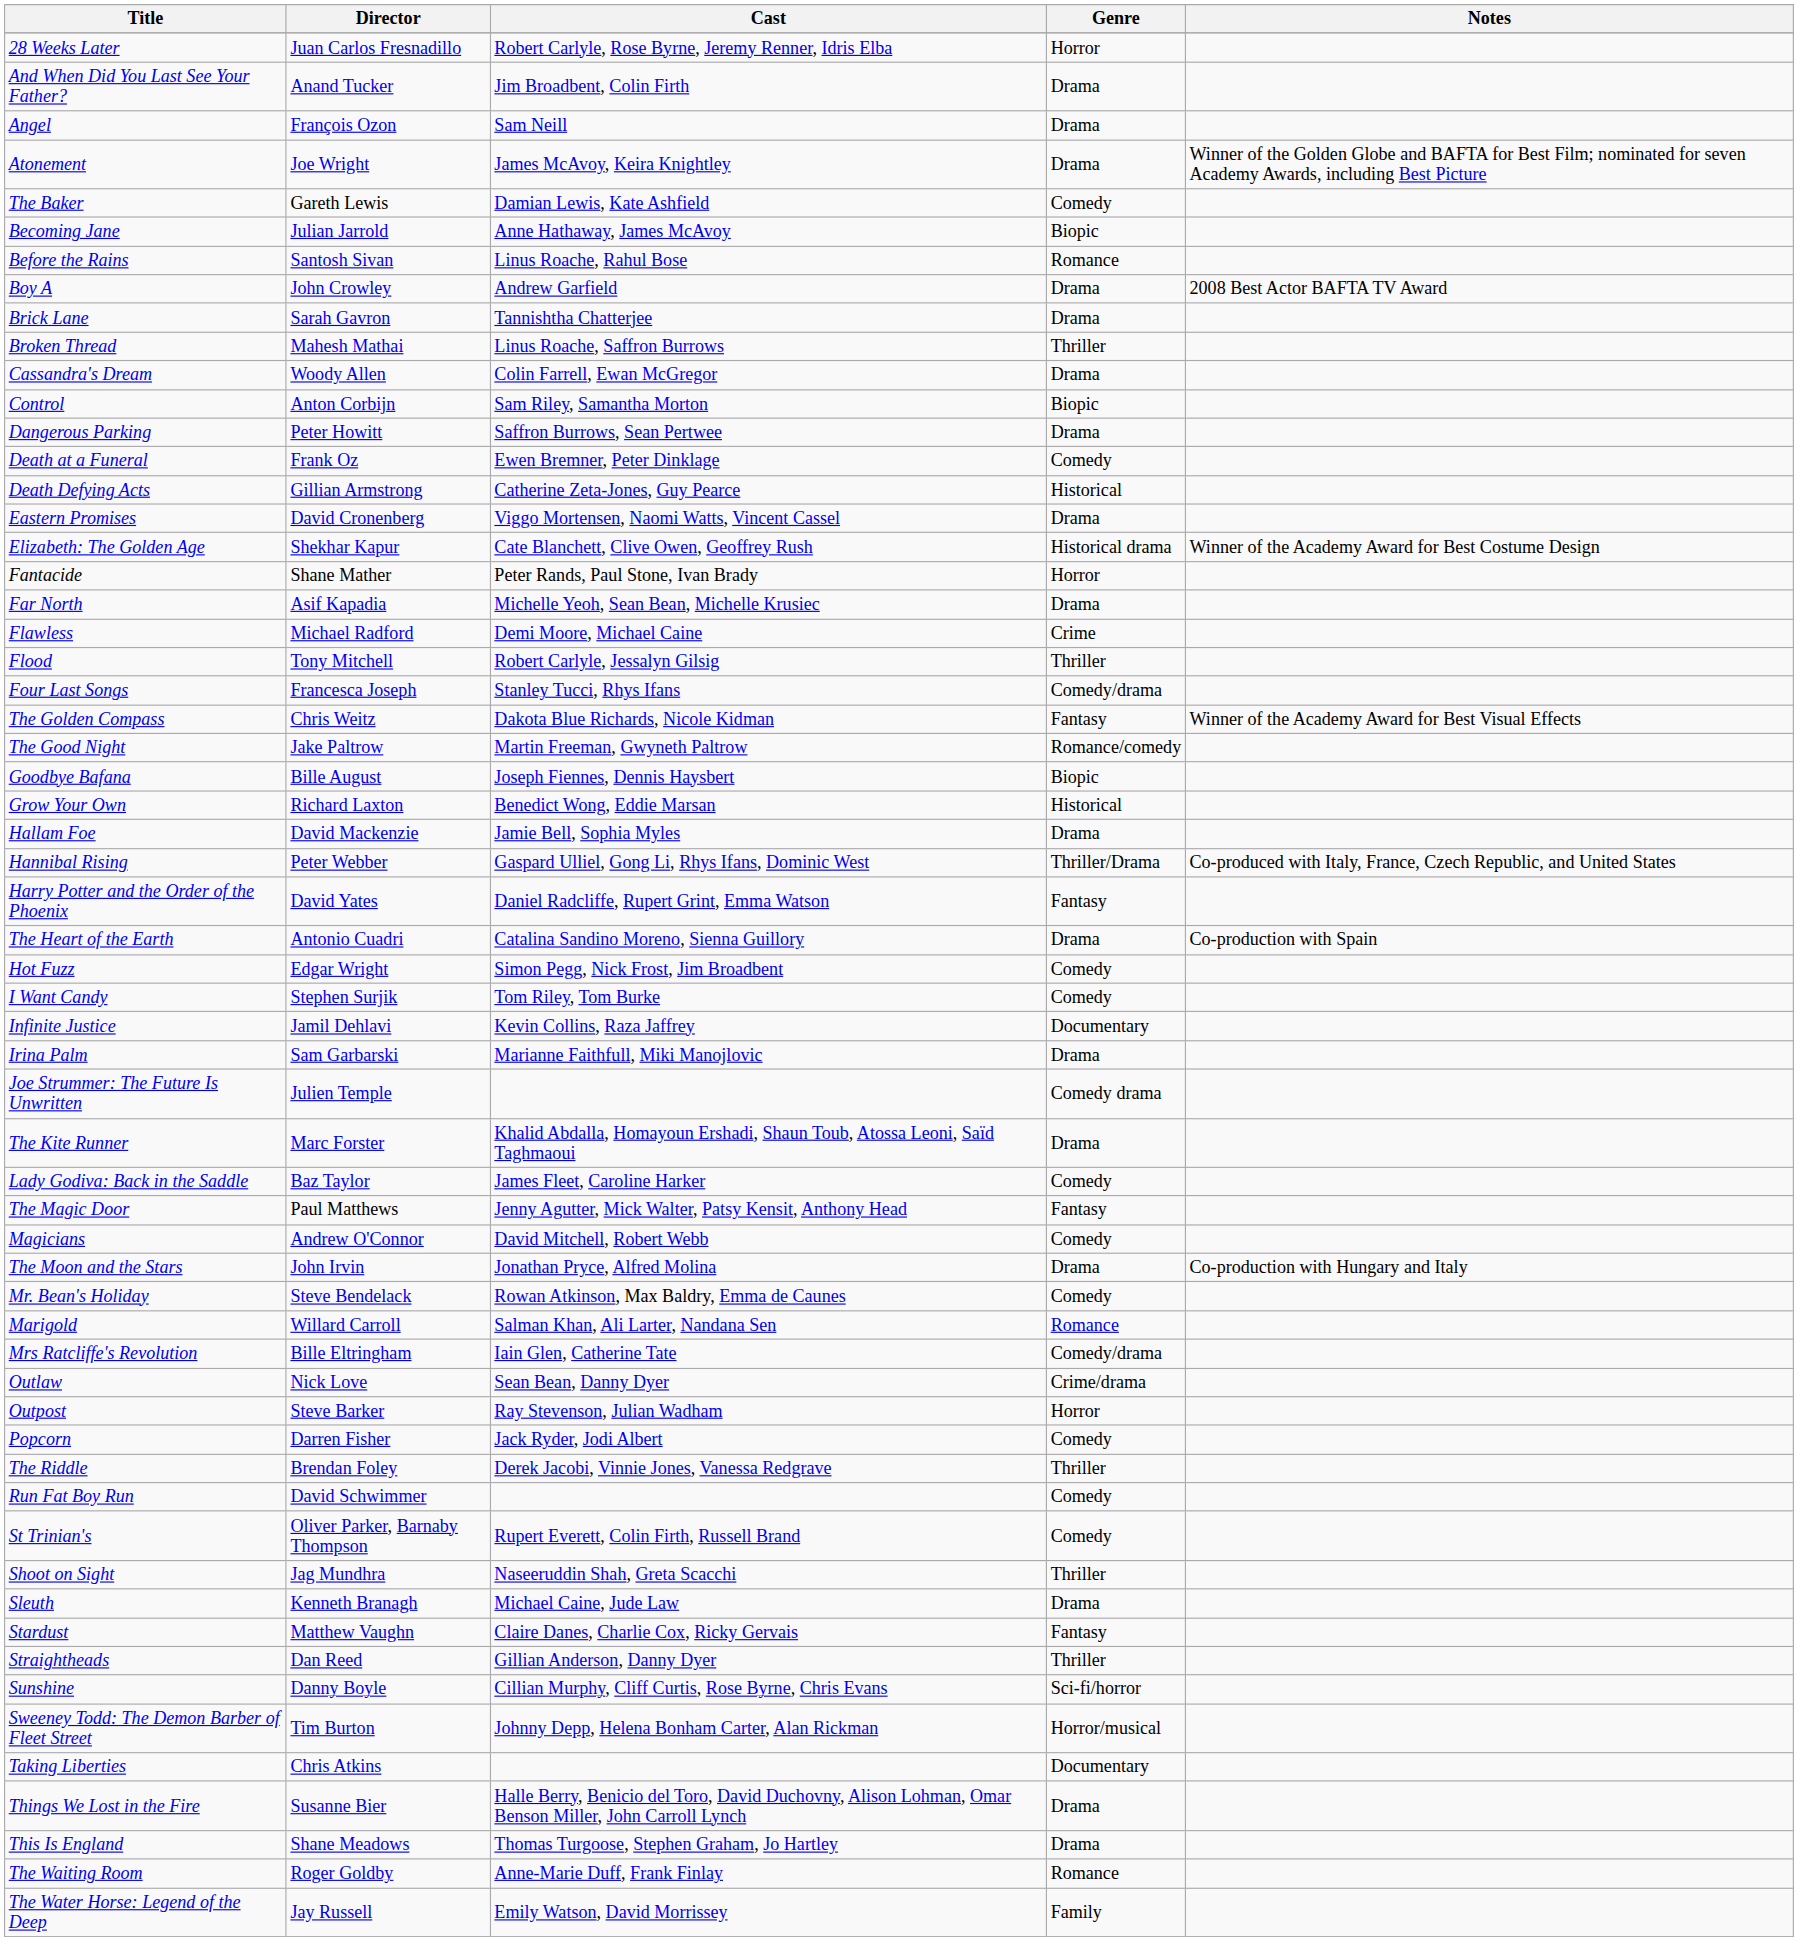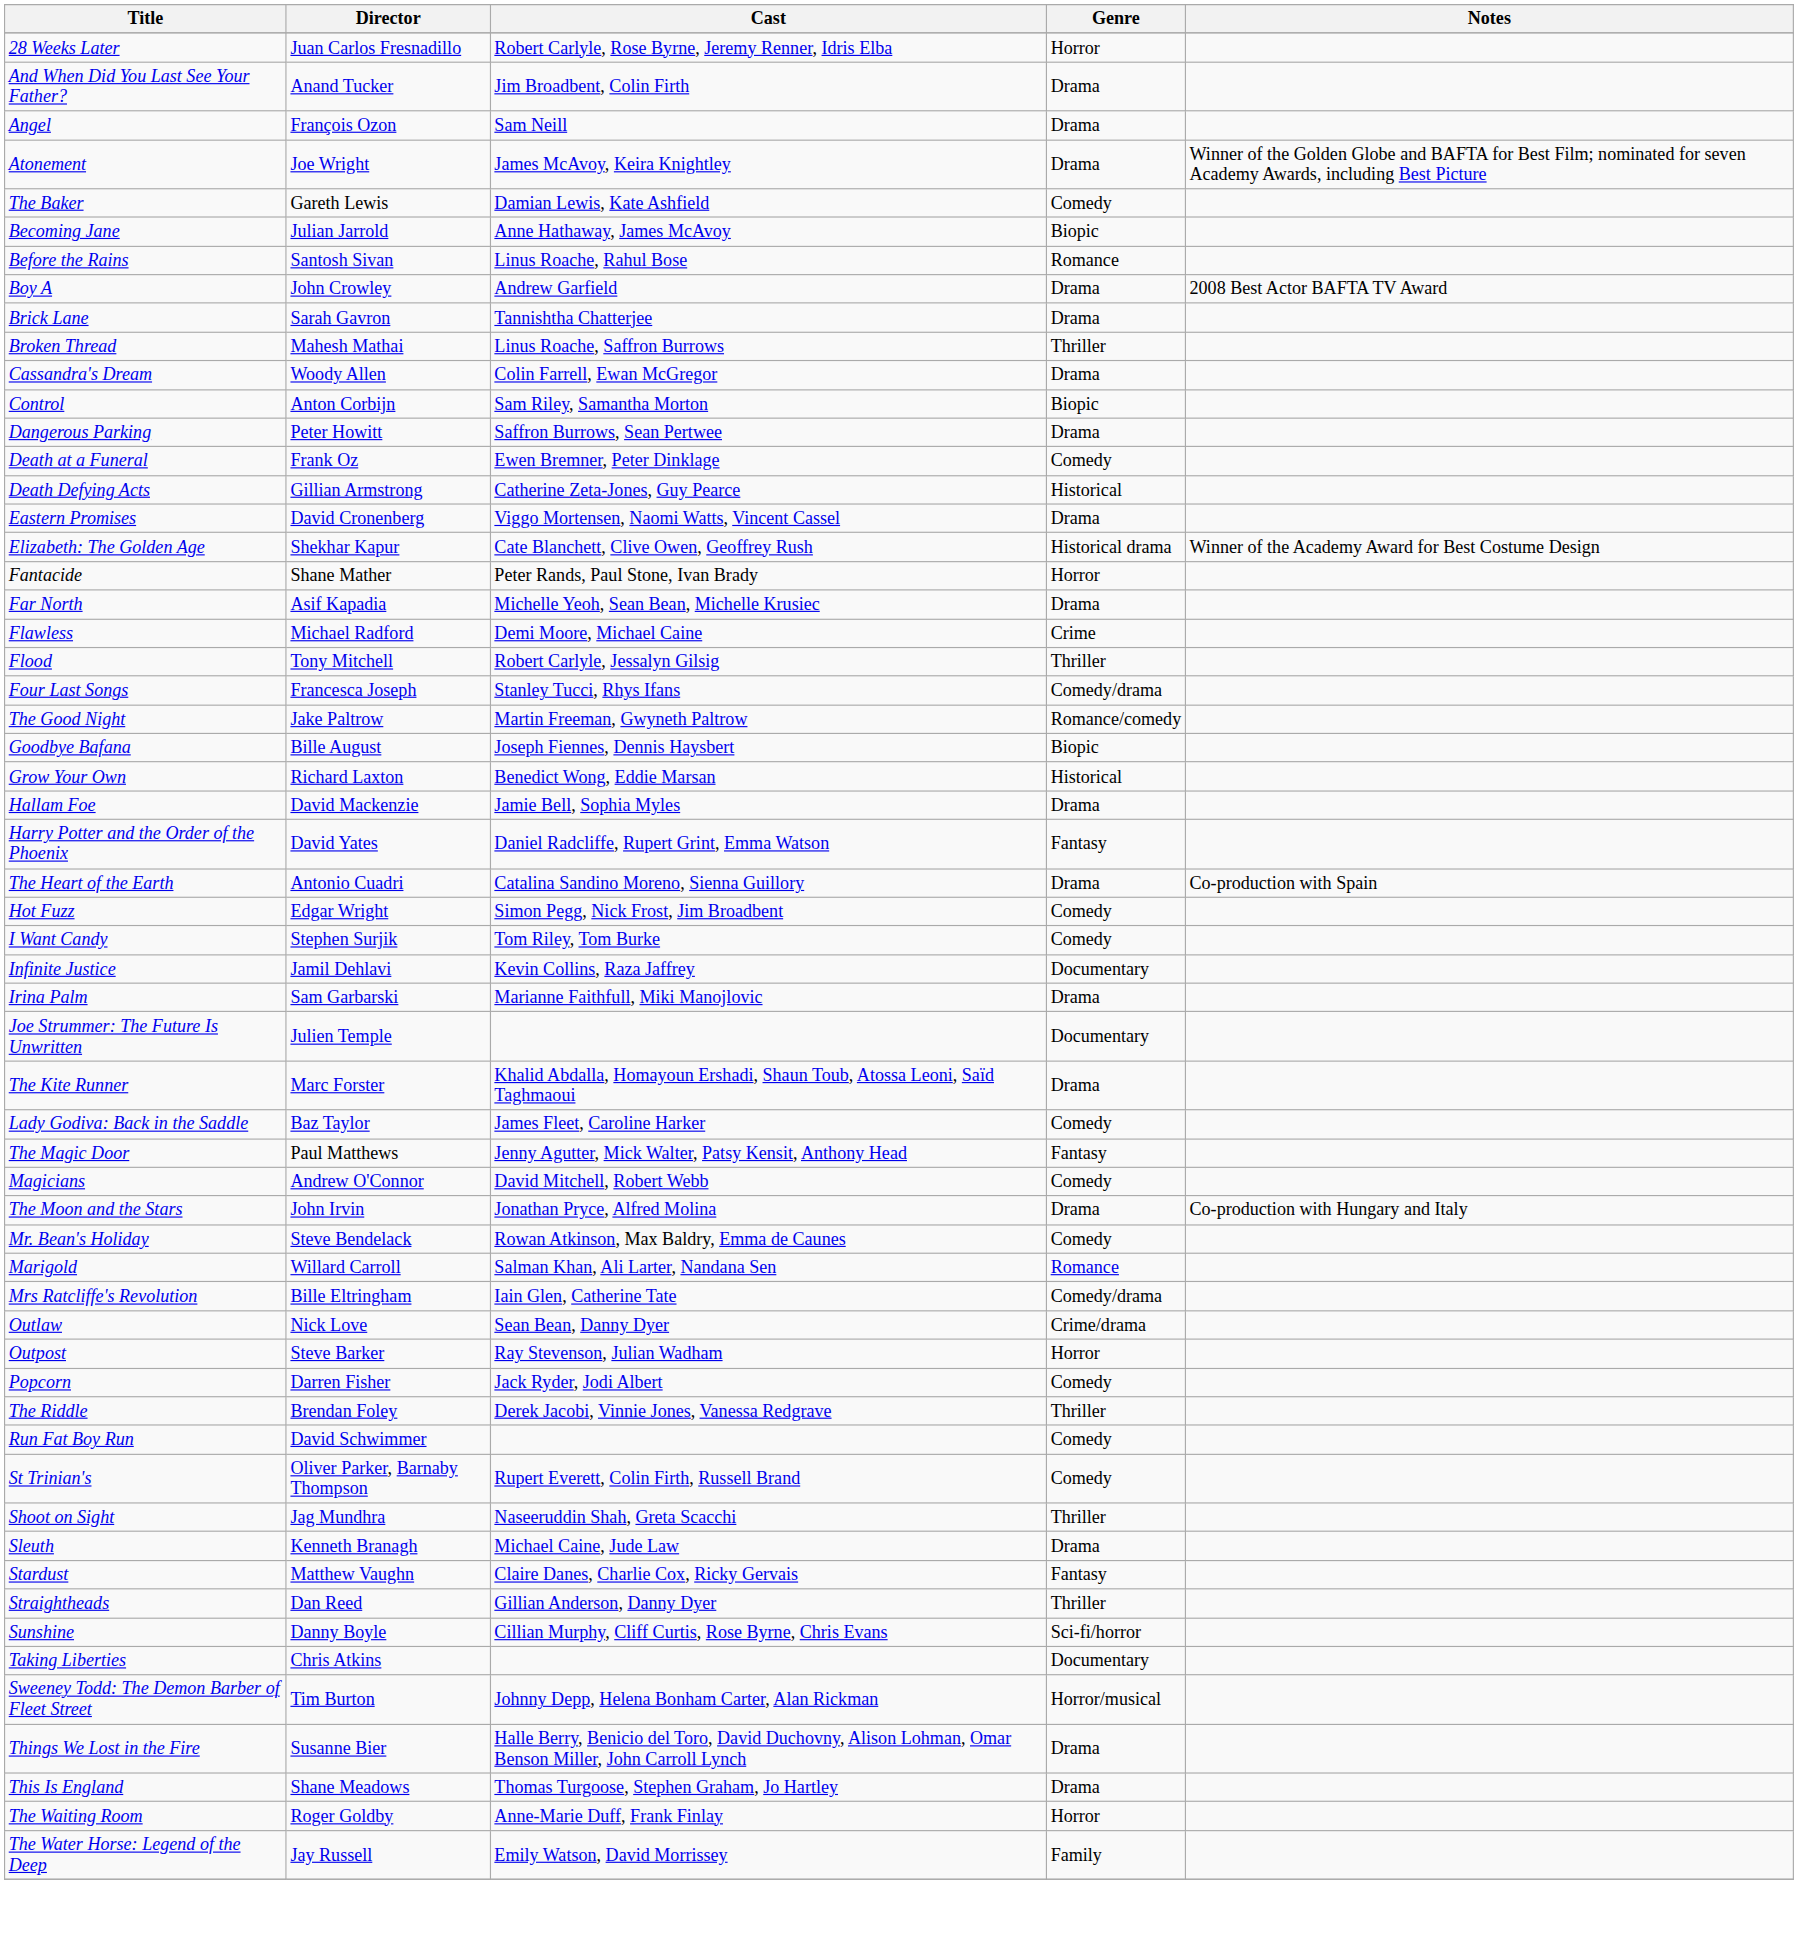- row: (87, 719)
- row: (68, 862)
(1106, 1093) Comedy drama -> (1100, 1036) Documentary
rows swapped: (144, 1728) <-> (67, 1766)
(1085, 1873) Romance -> (1075, 1815) Horror
